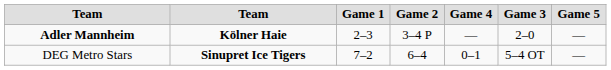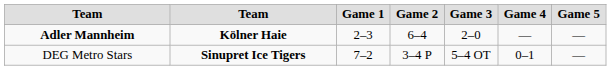columns swapped: (525, 14) <-> (471, 14)
(417, 34) 3–4 P -> (417, 34) 6–4
(417, 55) 6–4 -> (417, 55) 3–4 P
